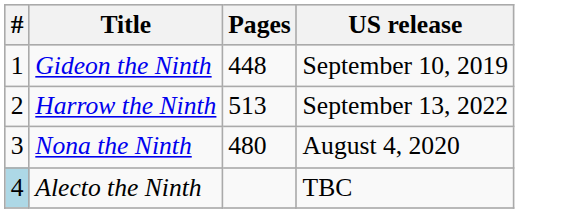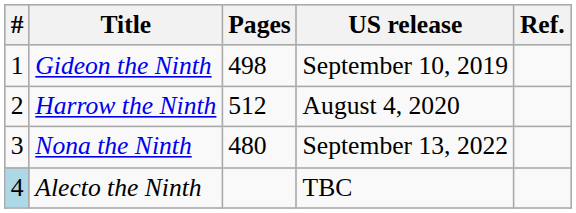+ column: (542, 24)
(247, 65) 448 -> (247, 65) 498
(247, 106) 513 -> (247, 106) 512
(405, 106) September 13, 2022 -> (381, 106) August 4, 2020
(381, 146) August 4, 2020 -> (405, 146) September 13, 2022
